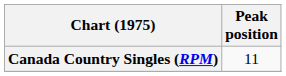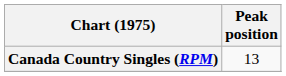(252, 58) 11 -> (252, 58) 13
